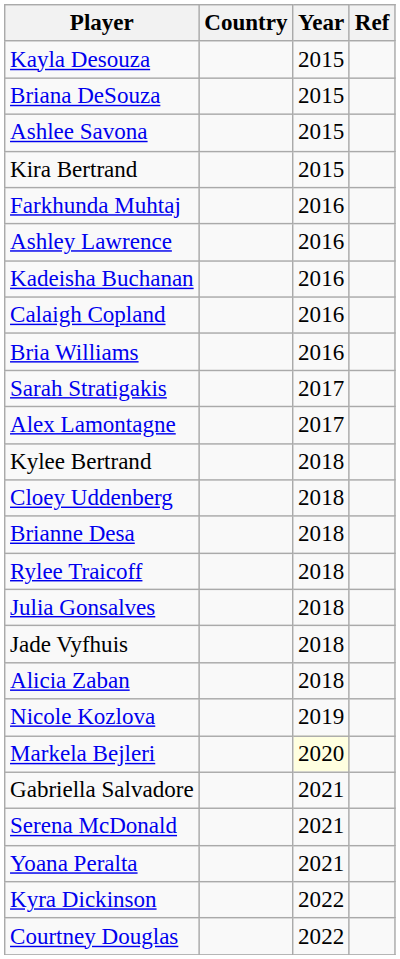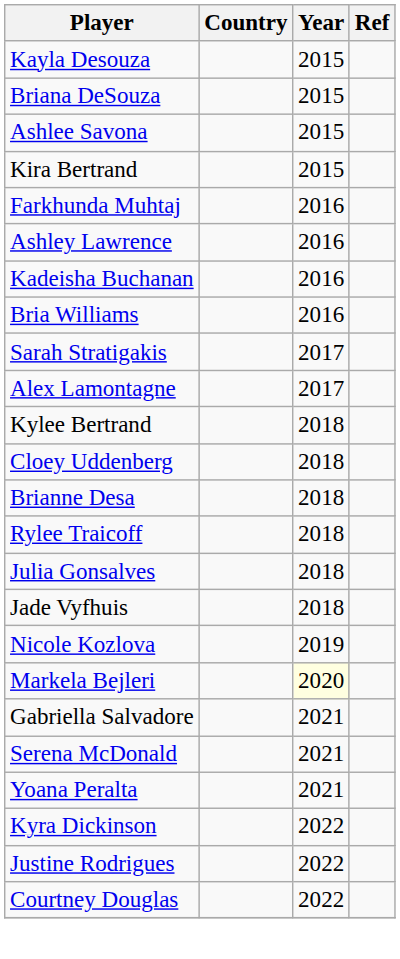- row: (88, 315)
- row: (70, 680)
+ row: (92, 863)
